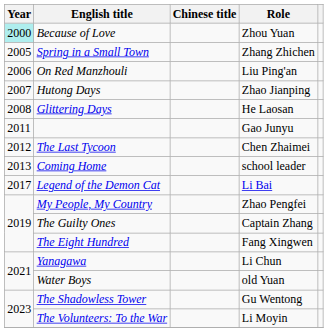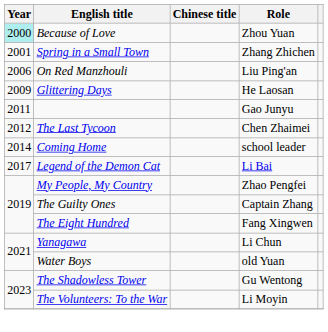(19, 52) 2005 -> (19, 52) 2001
- row: (69, 90)
(19, 109) 2008 -> (19, 90) 2009
(19, 166) 2013 -> (19, 147) 2014
